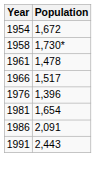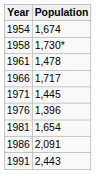(48, 29) 1,672 -> (48, 29) 1,674
(48, 78) 1,517 -> (48, 78) 1,717
+ row: (18, 95)
